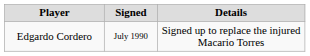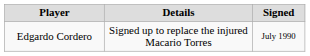columns swapped: (131, 13) <-> (231, 13)
